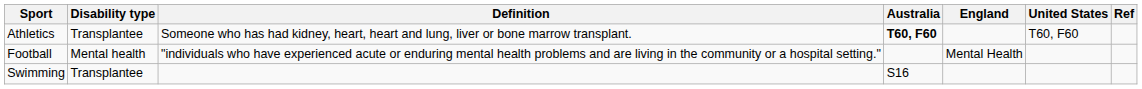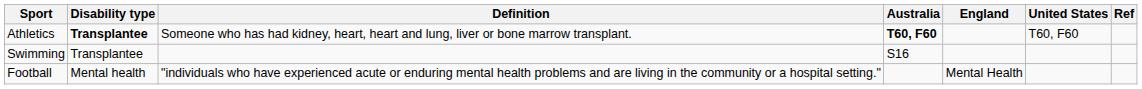(107, 34) normal -> (109, 34) bold
rows swapped: (29, 53) <-> (36, 73)
